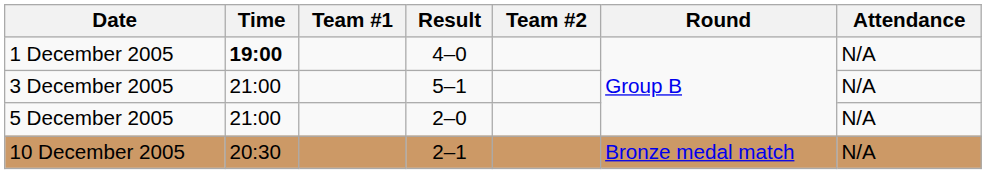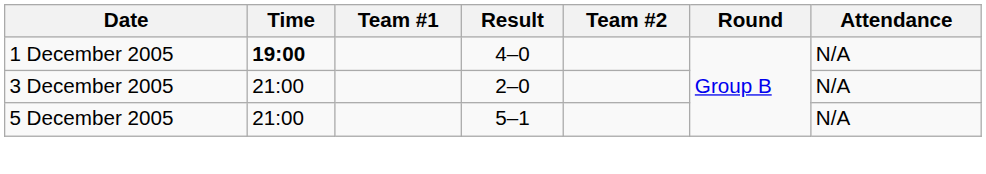(450, 86) 5–1 -> (512, 86) 2–0
(450, 119) 2–0 -> (512, 119) 5–1
- row: (97, 151)
